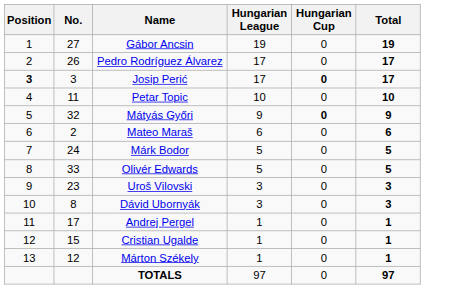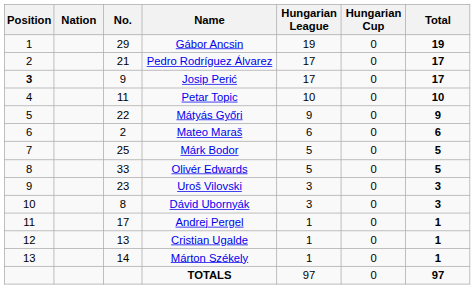+ column: (79, 20)
(73, 44) 27 -> (123, 44) 29
(73, 62) 26 -> (123, 62) 21
(73, 79) 3 -> (123, 79) 9
(324, 79) bold -> (374, 79) normal
(73, 115) 32 -> (123, 115) 22
(324, 115) bold -> (374, 115) normal
(73, 151) 24 -> (123, 151) 25
(73, 240) 15 -> (123, 240) 13
(73, 258) 12 -> (123, 258) 14
